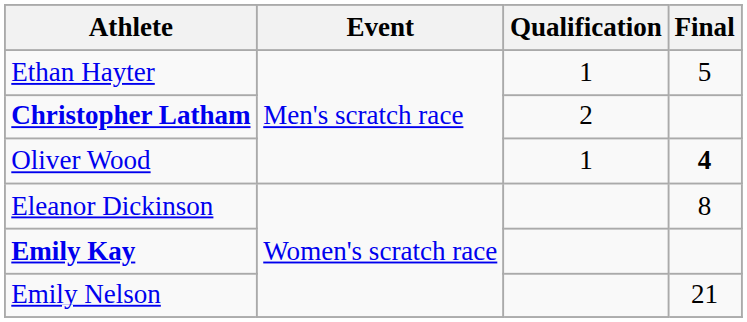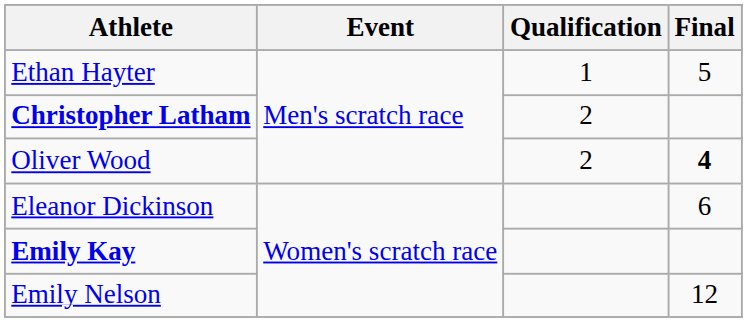(586, 161) 1 -> (586, 161) 2
(705, 205) 8 -> (705, 205) 6
(705, 295) 21 -> (705, 295) 12
